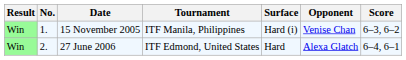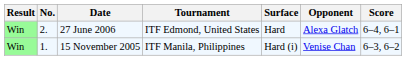rows swapped: (100, 29) <-> (88, 46)
